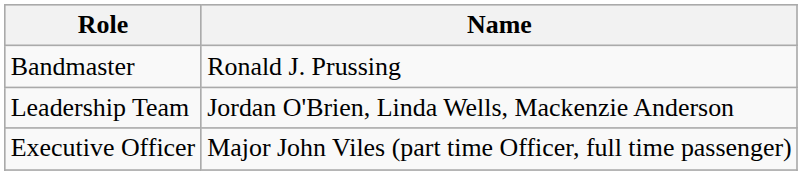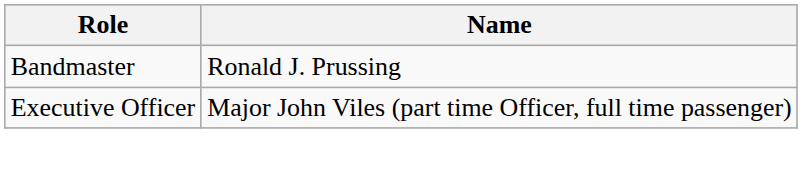- row: (100, 107)
